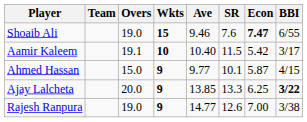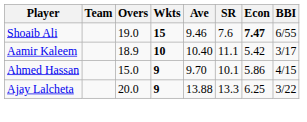(132, 51) 19.1 -> (128, 51) 18.9
(232, 51) 11.5 -> (228, 51) 11.1
(200, 70) 9.77 -> (196, 70) 9.70
(258, 70) 5.87 -> (255, 70) 5.86
(203, 88) 13.85 -> (199, 88) 13.88
(289, 88) bold -> (286, 88) normal
- row: (45, 107)
